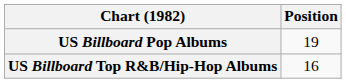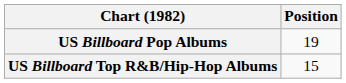(311, 66) 16 -> (311, 66) 15
